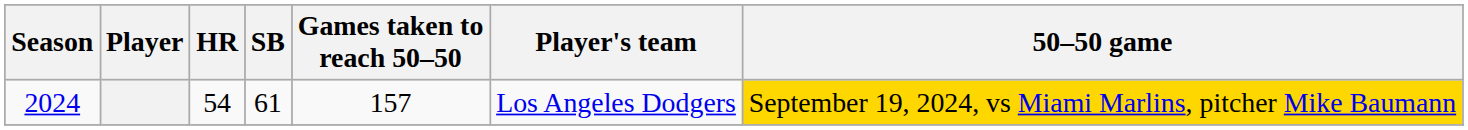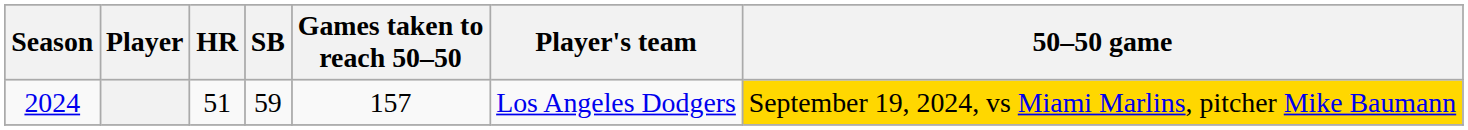(217, 102) 54 -> (217, 102) 51
(268, 102) 61 -> (268, 102) 59
